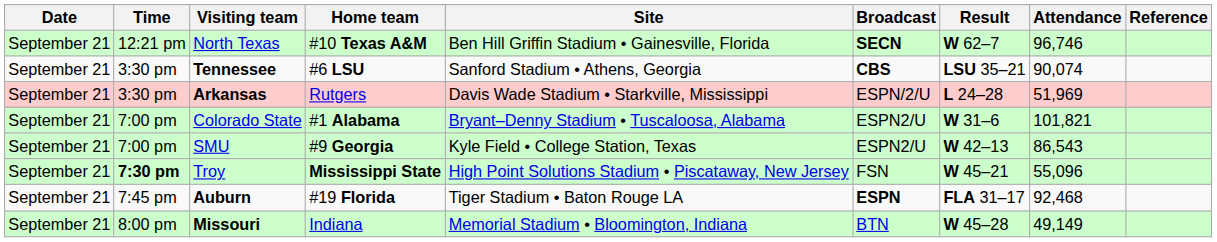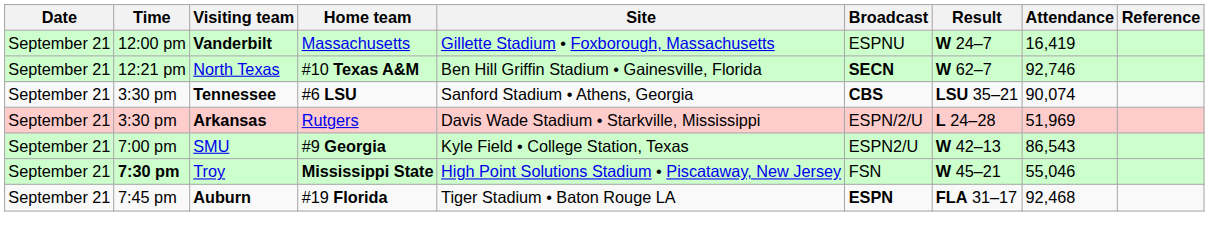+ row: (233, 43)
(1058, 43) 96,746 -> (1050, 69) 92,746
- row: (247, 121)
(1058, 172) 55,096 -> (1050, 172) 55,046
- row: (227, 224)
